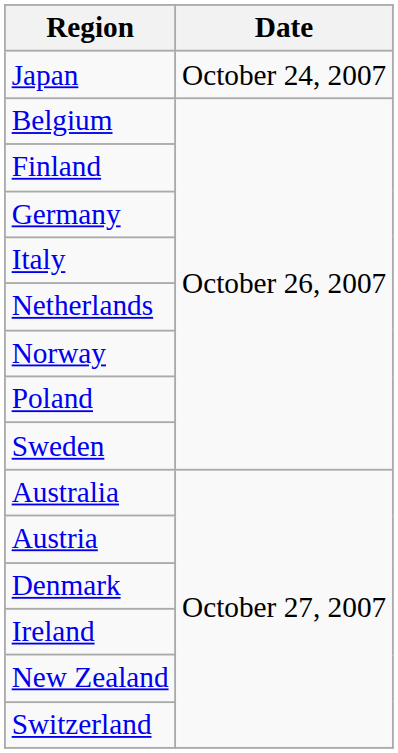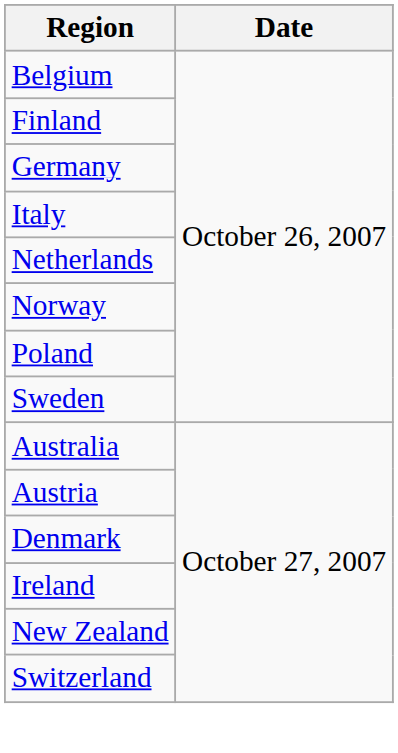- row: (45, 74)
